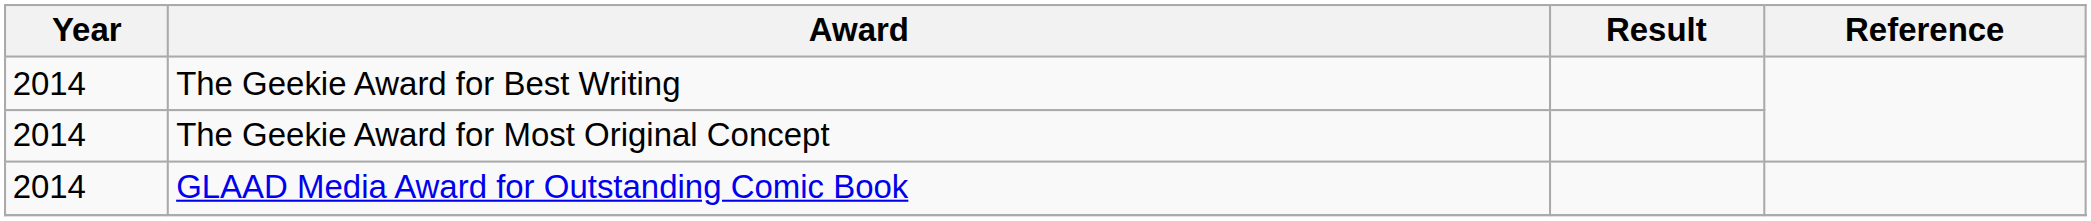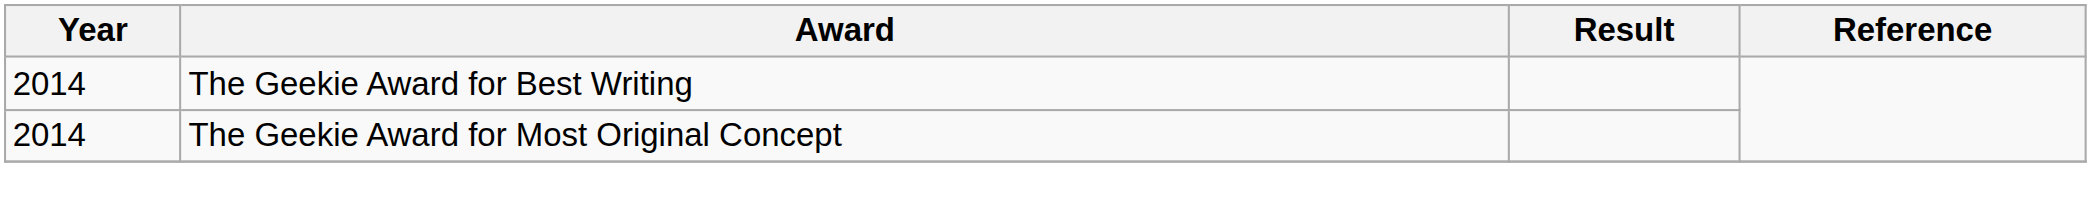- row: (542, 187)
